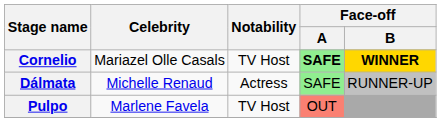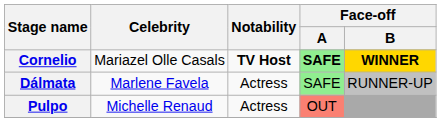(264, 60) normal -> (264, 60) bold
(160, 83) Michelle Renaud -> (160, 83) Marlene Favela
(160, 106) Marlene Favela -> (160, 106) Michelle Renaud
(264, 106) TV Host -> (264, 106) Actress
